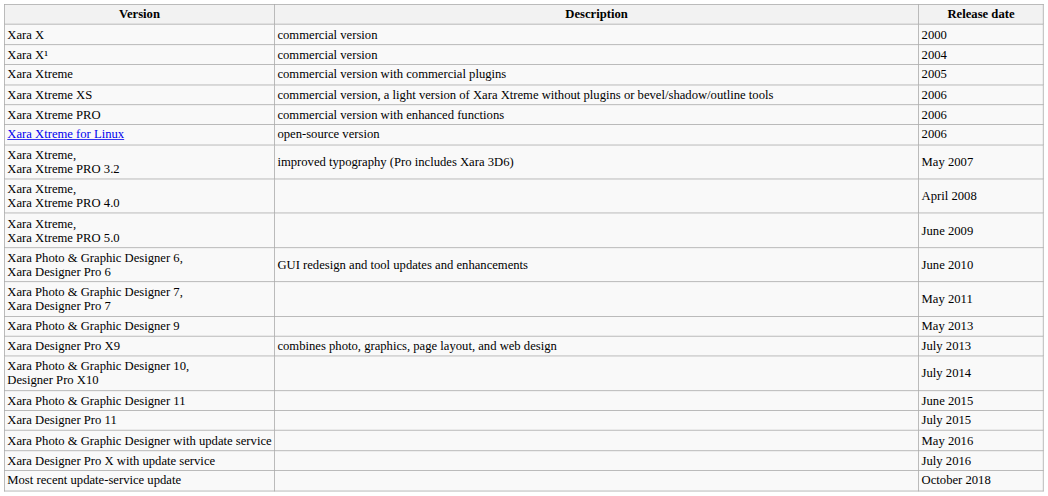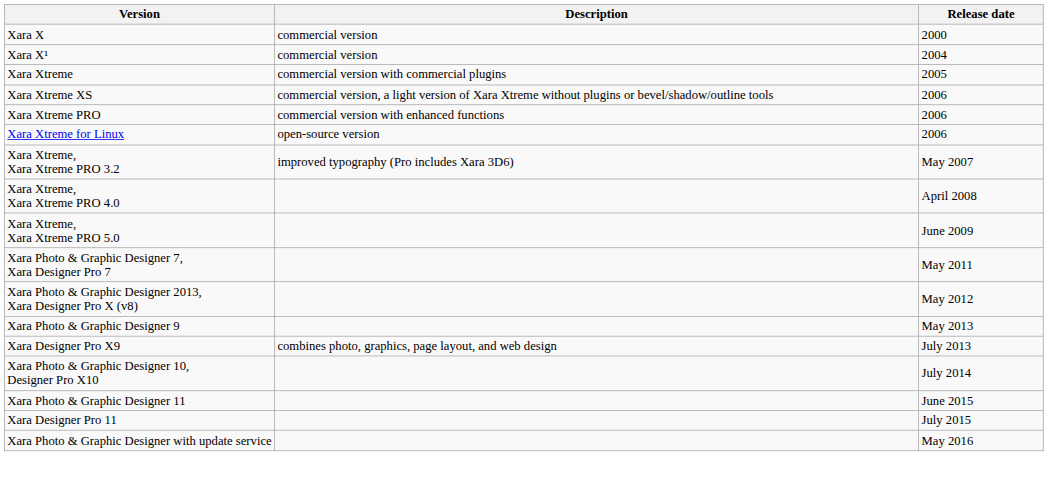- row: (95, 264)
+ row: (105, 299)
- row: (111, 460)
- row: (94, 480)
